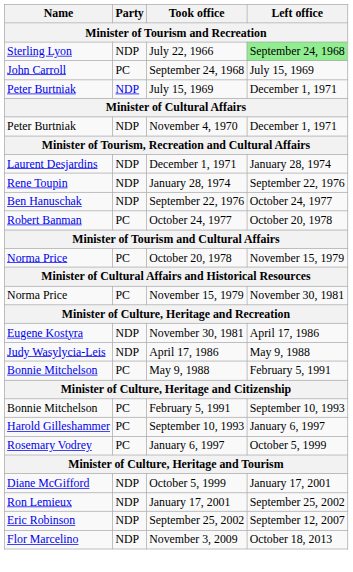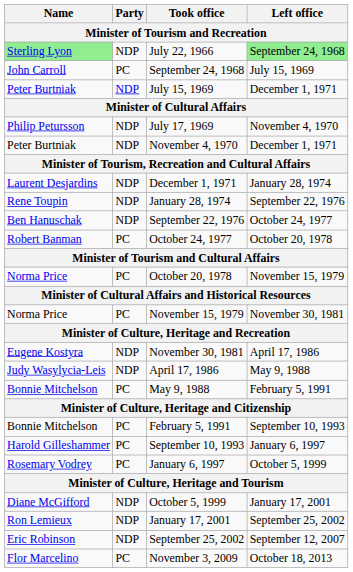(39, 51) no background -> (39, 51) lightgreen background
+ row: (181, 126)
(127, 539) NDP -> (123, 558) PC
